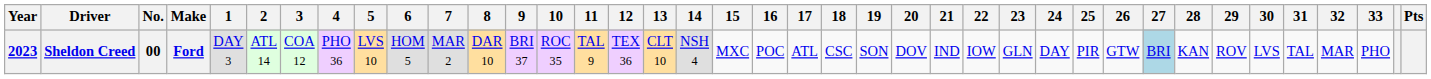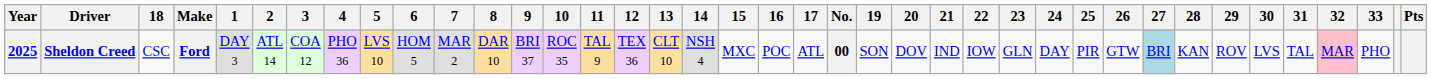columns swapped: (153, 17) <-> (839, 17)
(23, 51) 2023 -> (23, 51) 2025
(1337, 51) no background -> (1337, 51) pink background
